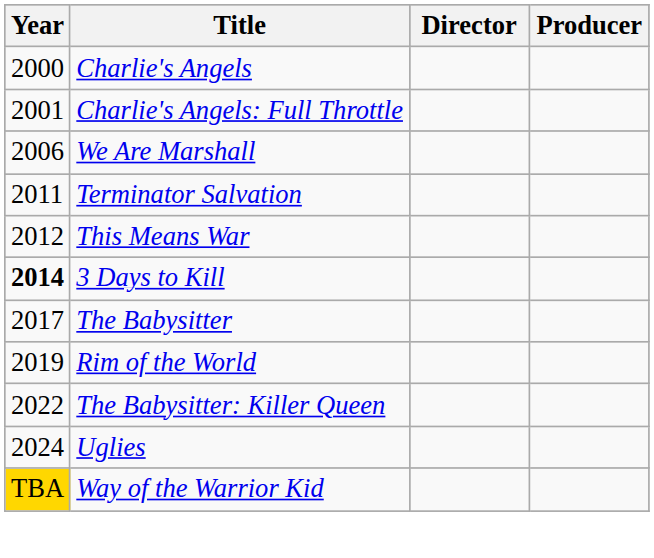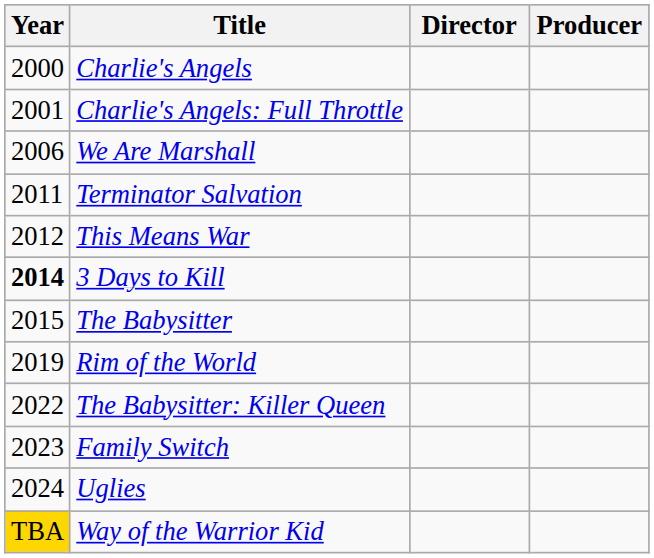(38, 320) 2017 -> (38, 320) 2015
+ row: (153, 446)
